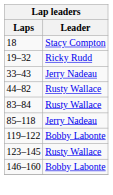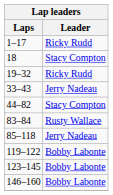+ row: (16, 43)
(73, 89) Rusty Wallace -> (75, 105) Stacy Compton
(73, 151) Rusty Wallace -> (75, 167) Bobby Labonte
